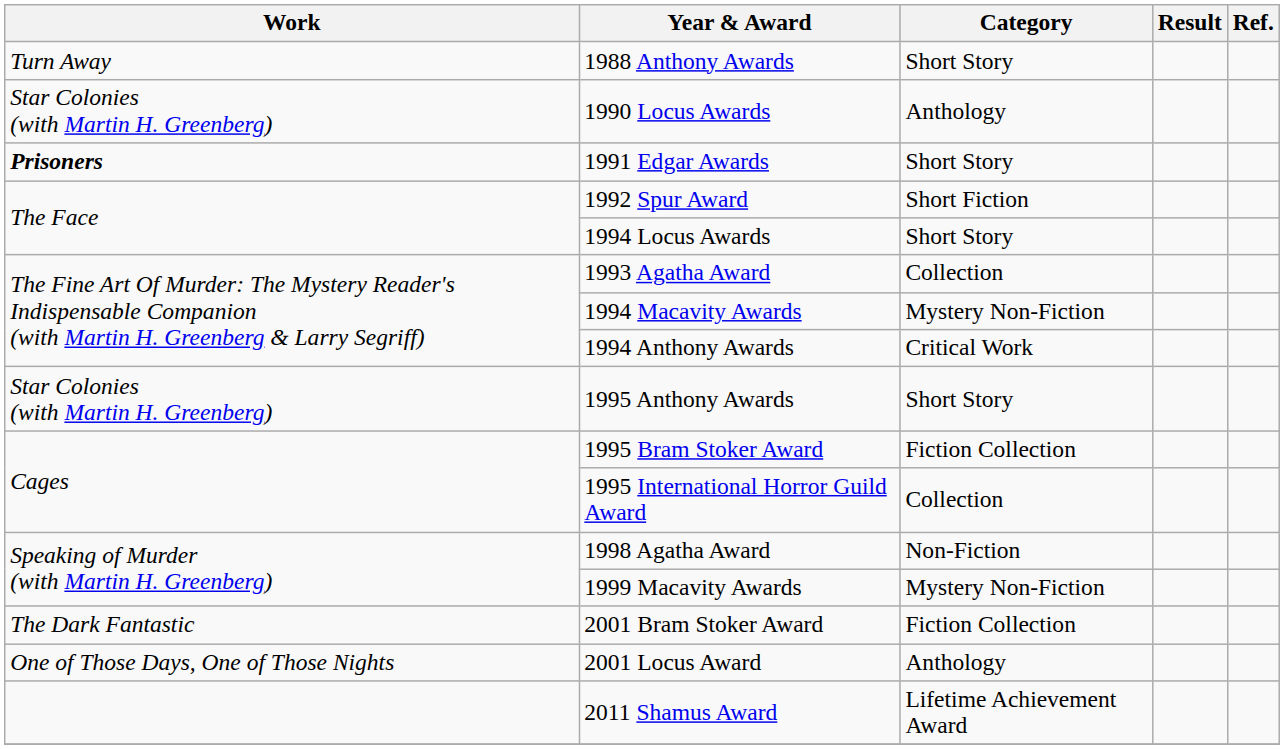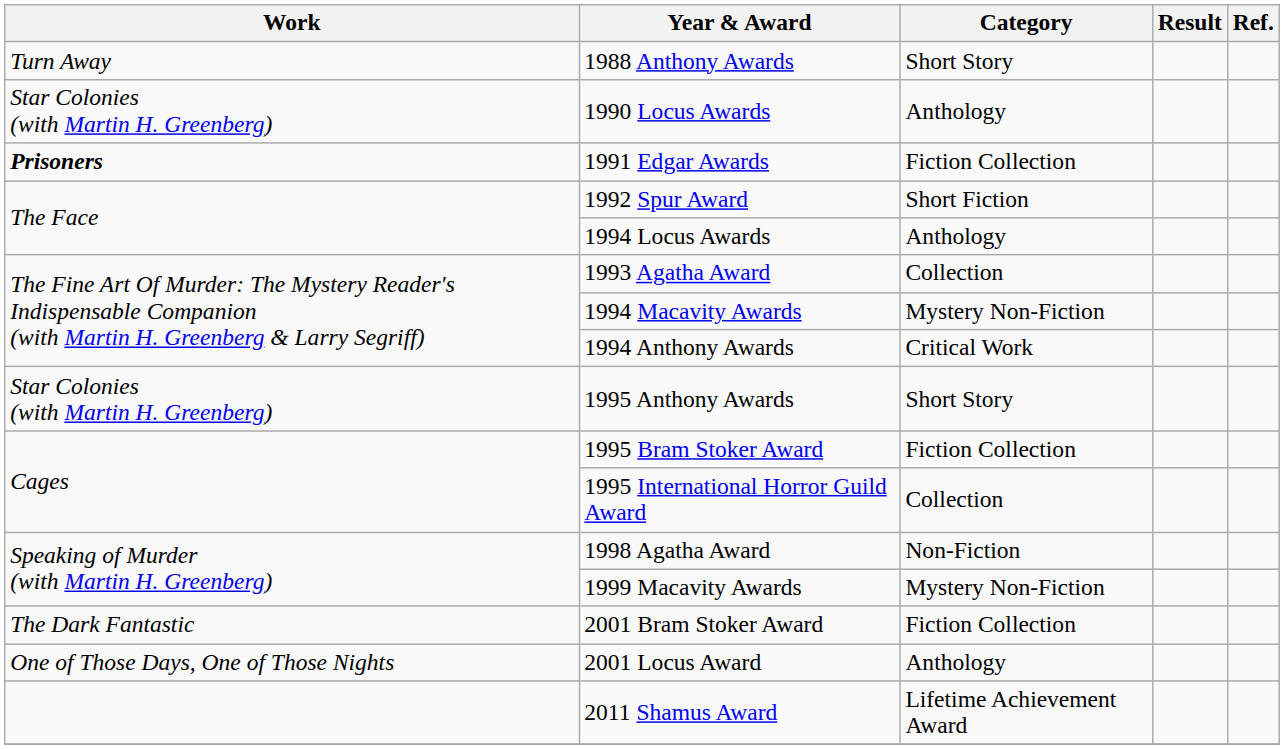(959, 161) Short Story -> (991, 161) Fiction Collection
(959, 236) Short Story -> (956, 236) Anthology
